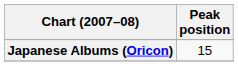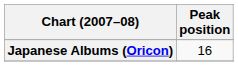(205, 50) 15 -> (205, 50) 16
